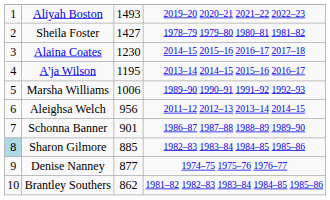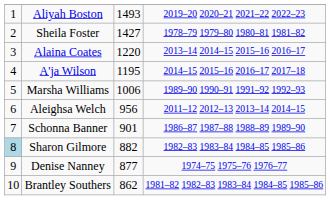(129, 52) 1230 -> (129, 52) 1220
(234, 52) 2014–15 2015–16 2016–17 2017–18 -> (234, 52) 2013–14 2014–15 2015–16 2016–17
(234, 71) 2013–14 2014–15 2015–16 2016–17 -> (234, 71) 2014–15 2015–16 2016–17 2017–18
(129, 147) 885 -> (129, 147) 882
